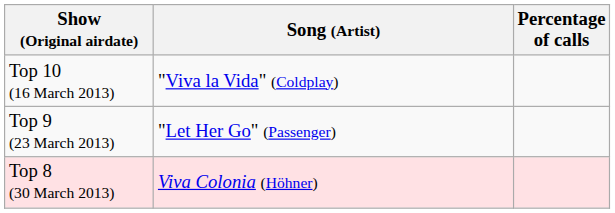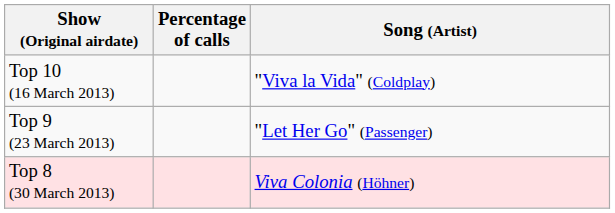columns swapped: (333, 29) <-> (562, 29)
